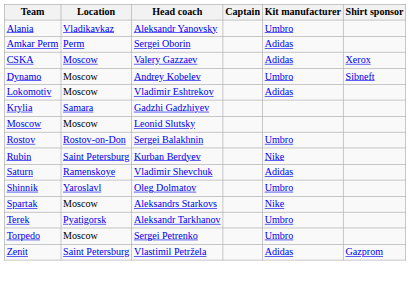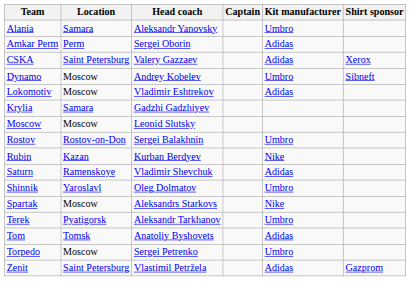(89, 28) Vladikavkaz -> (78, 28) Samara
(80, 60) Moscow -> (96, 60) Saint Petersburg
(96, 156) Saint Petersburg -> (76, 156) Kazan
+ row: (16, 236)
